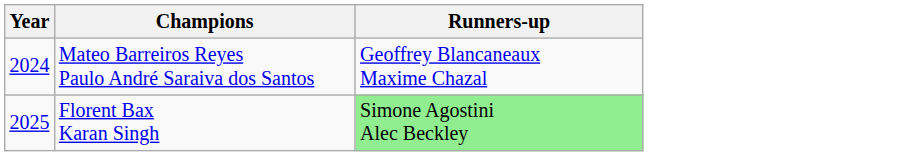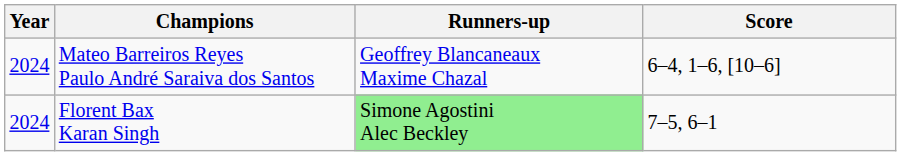+ column: (769, 21)
(29, 122) 2025 -> (29, 122) 2024
